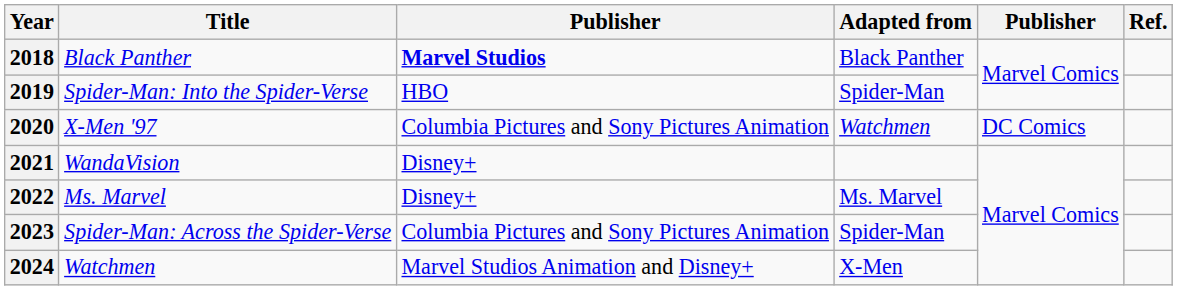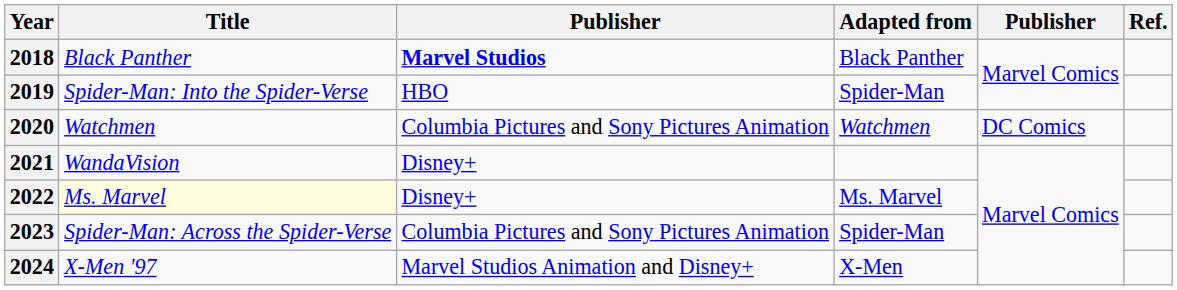(110, 127) X-Men '97 -> (110, 127) Watchmen
(115, 197) no background -> (115, 197) lightyellow background
(110, 267) Watchmen -> (110, 267) X-Men '97
